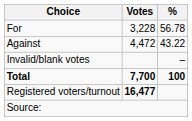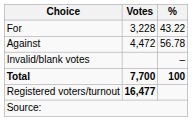(173, 28) 56.78 -> (173, 28) 43.22
(173, 44) 43.22 -> (173, 44) 56.78
